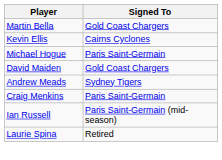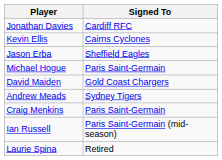- row: (30, 26)
+ row: (40, 26)
+ row: (29, 54)
